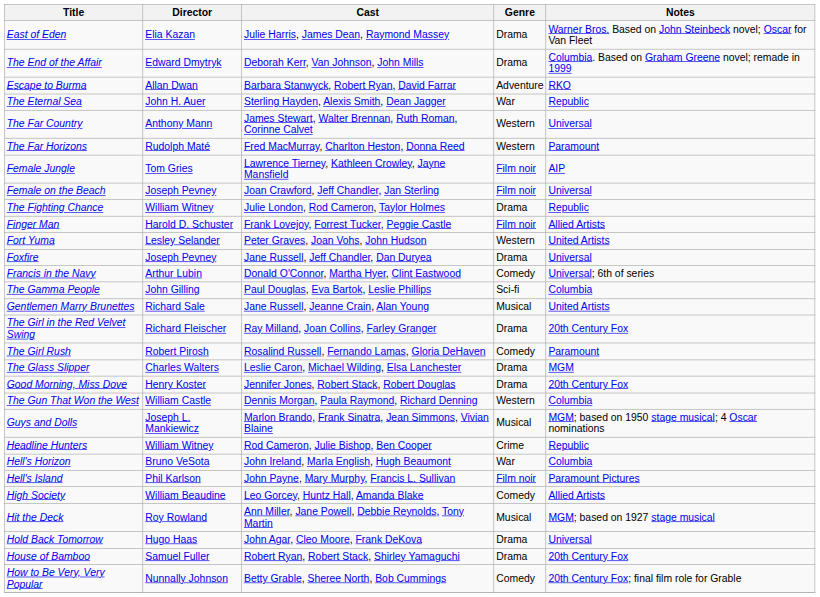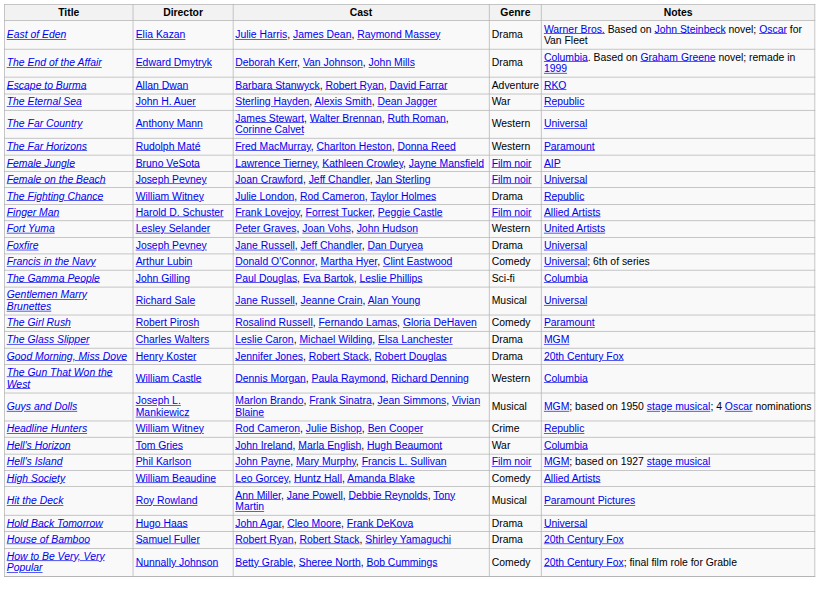(169, 169) Tom Gries -> (168, 163) Bruno VeSota
(579, 306) United Artists -> (566, 301) Universal
- row: (66, 329)
(177, 462) Bruno VeSota -> (159, 445) Tom Gries
(594, 478) Paramount Pictures -> (627, 462) MGM; based on 1927 stage musical
(632, 517) MGM; based on 1927 stage musical -> (590, 501) Paramount Pictures
